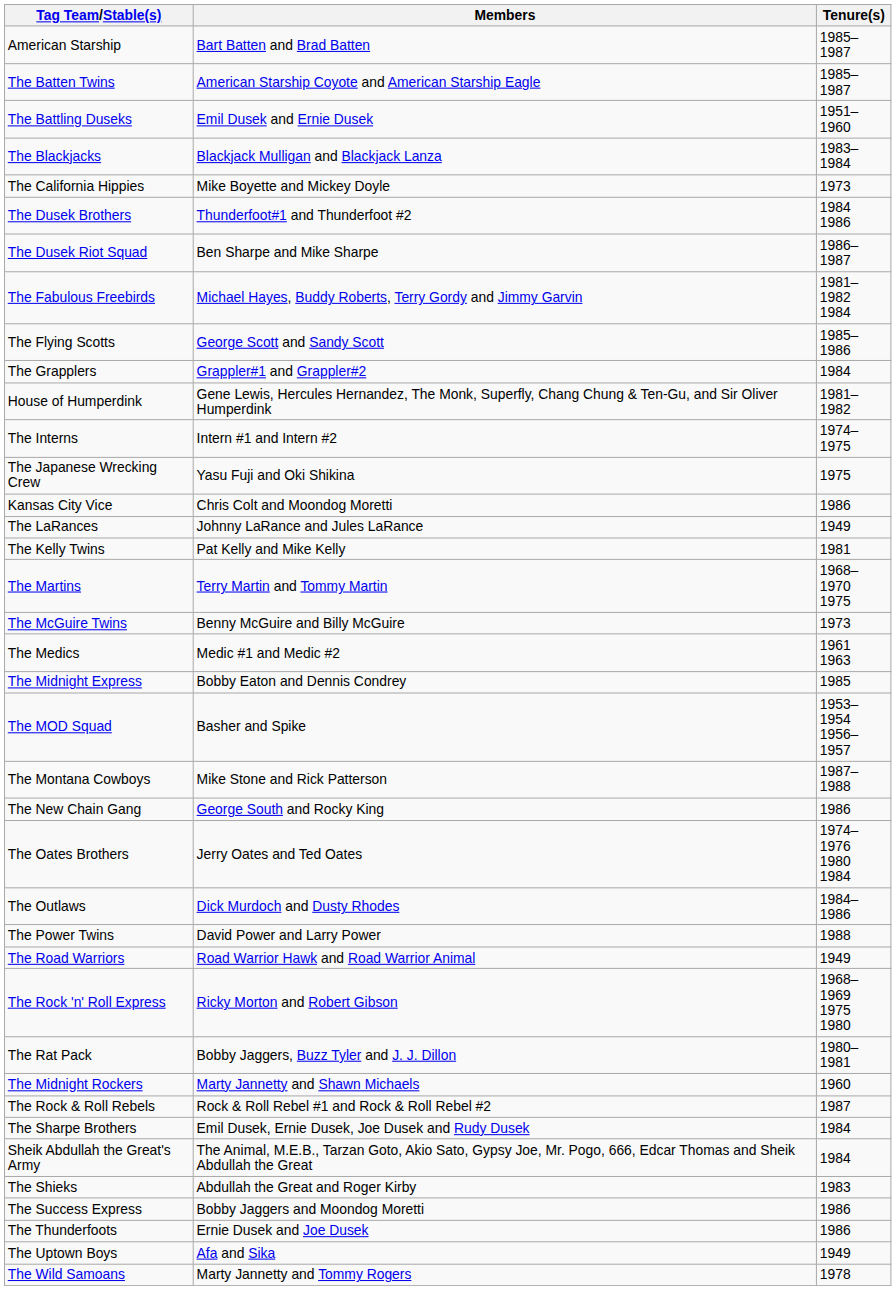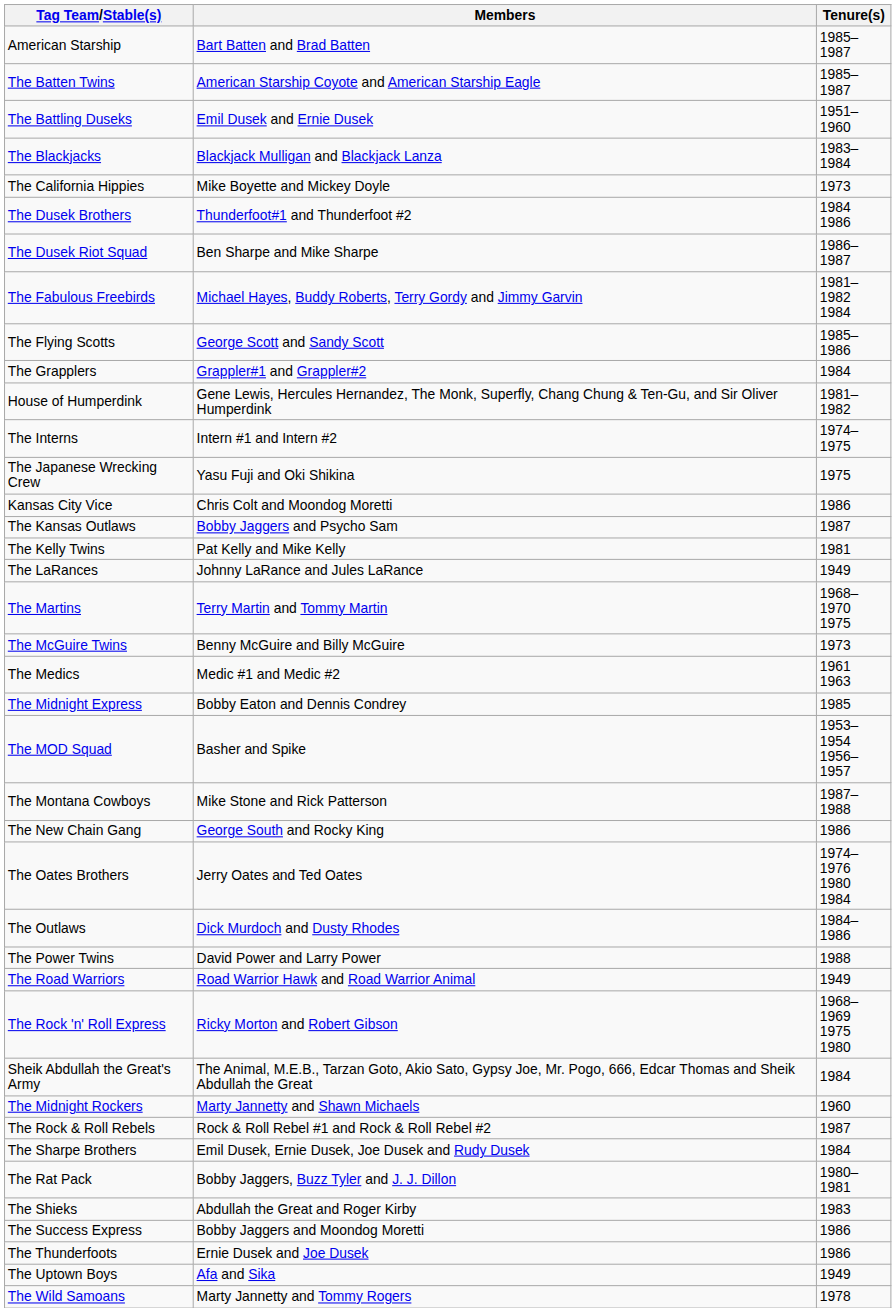+ row: (72, 527)
rows swapped: (56, 548) <-> (53, 527)
rows swapped: (50, 1055) <-> (89, 1157)
